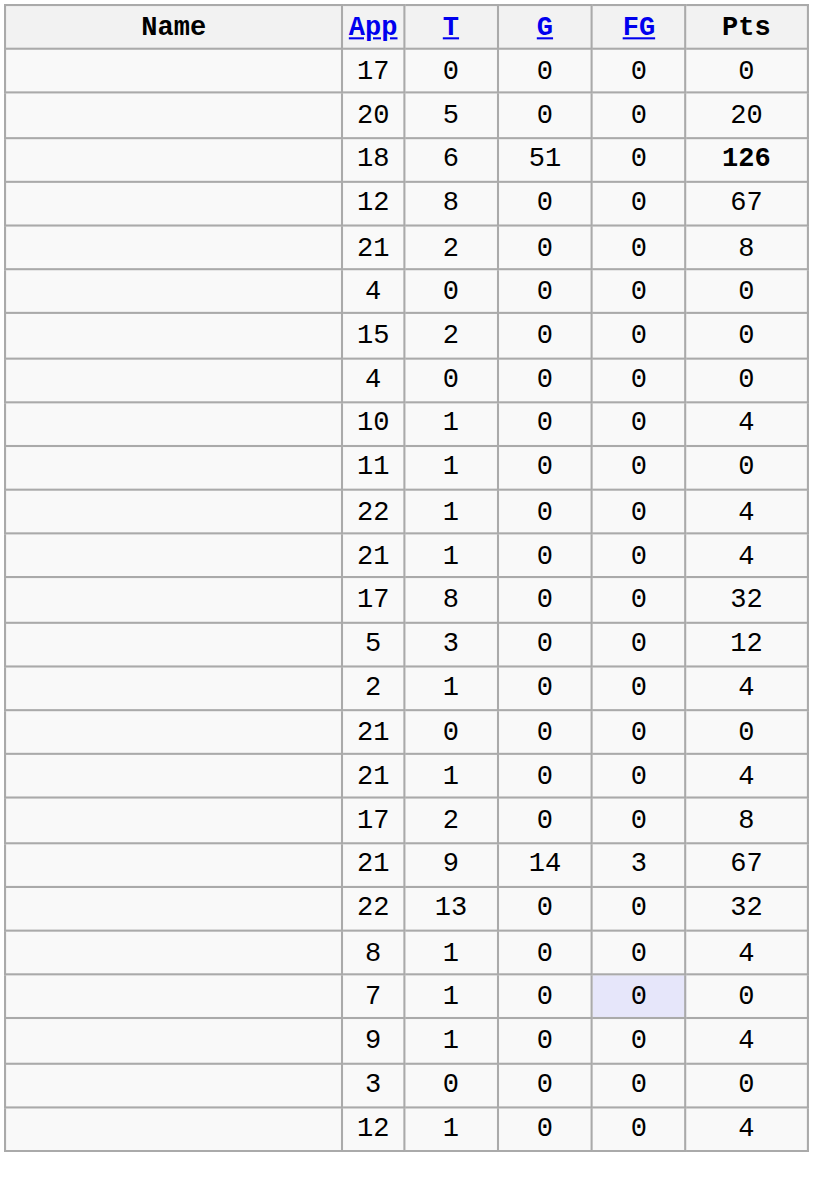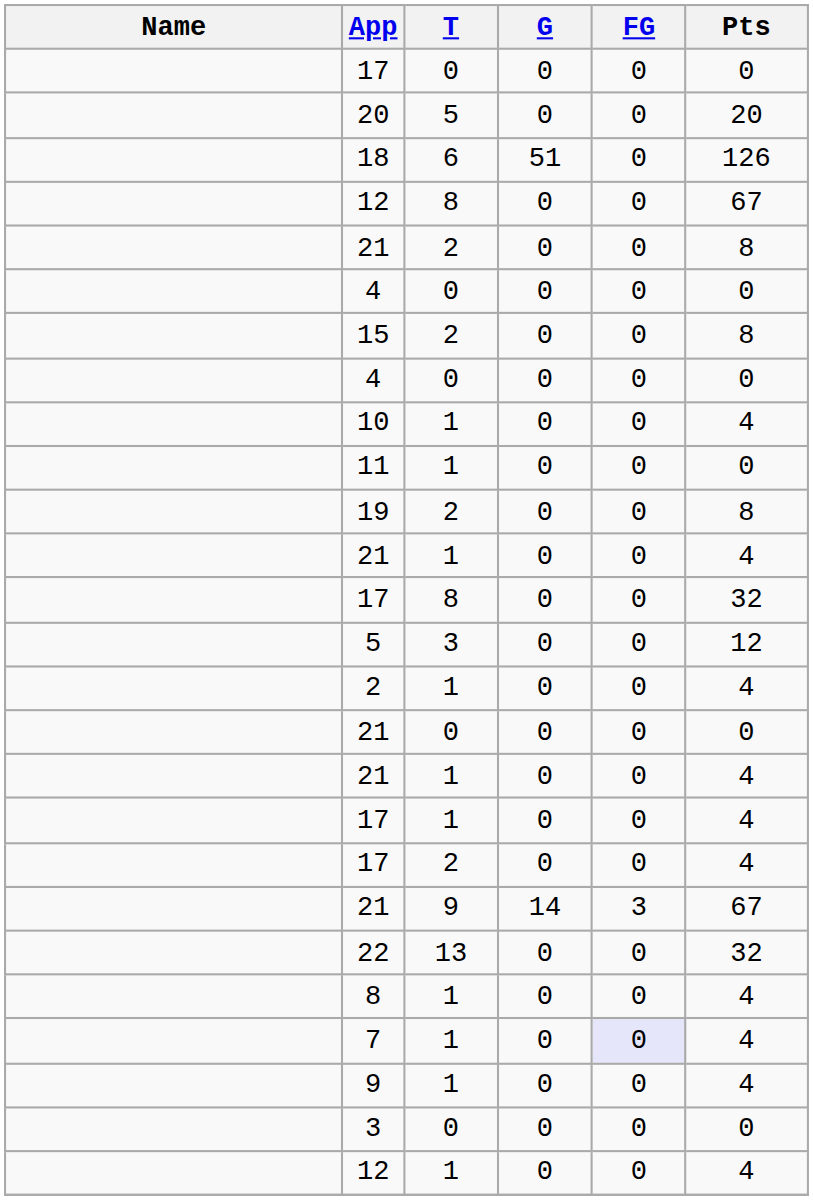(746, 159) bold -> (746, 159) normal
(746, 336) 0 -> (746, 336) 8
+ row: (373, 512)
- row: (373, 512)
+ row: (373, 820)
(746, 820) 8 -> (746, 864) 4
(746, 997) 0 -> (746, 1041) 4
